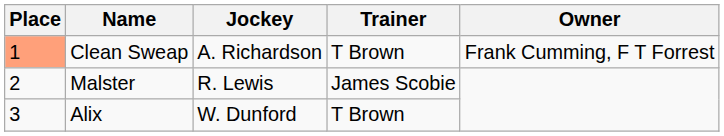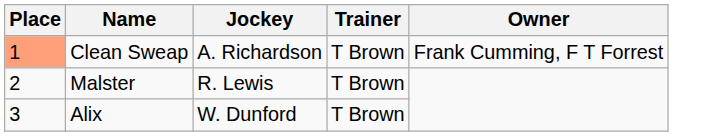(393, 83) James Scobie -> (368, 83) T Brown
